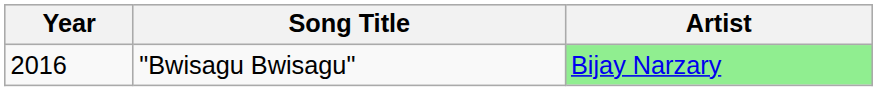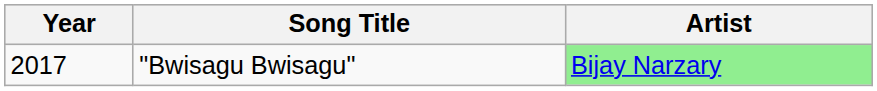(39, 64) 2016 -> (39, 64) 2017
